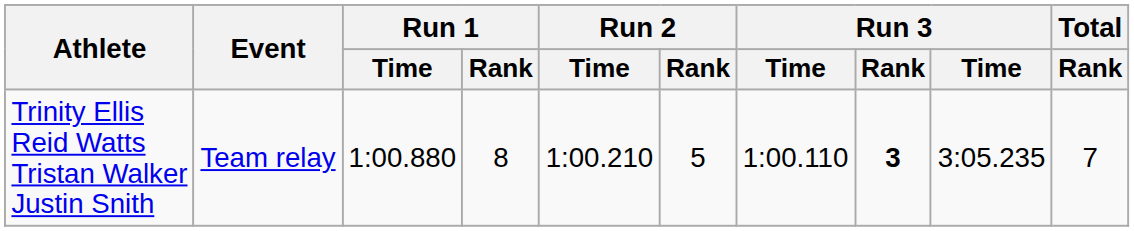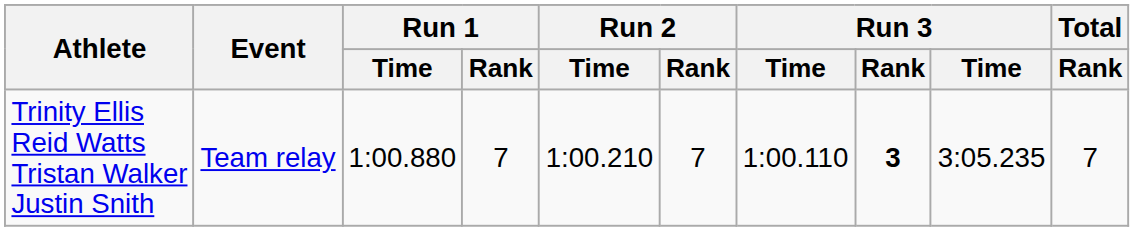(501, 158) 8 -> (501, 158) 7
(698, 158) 5 -> (698, 158) 7
